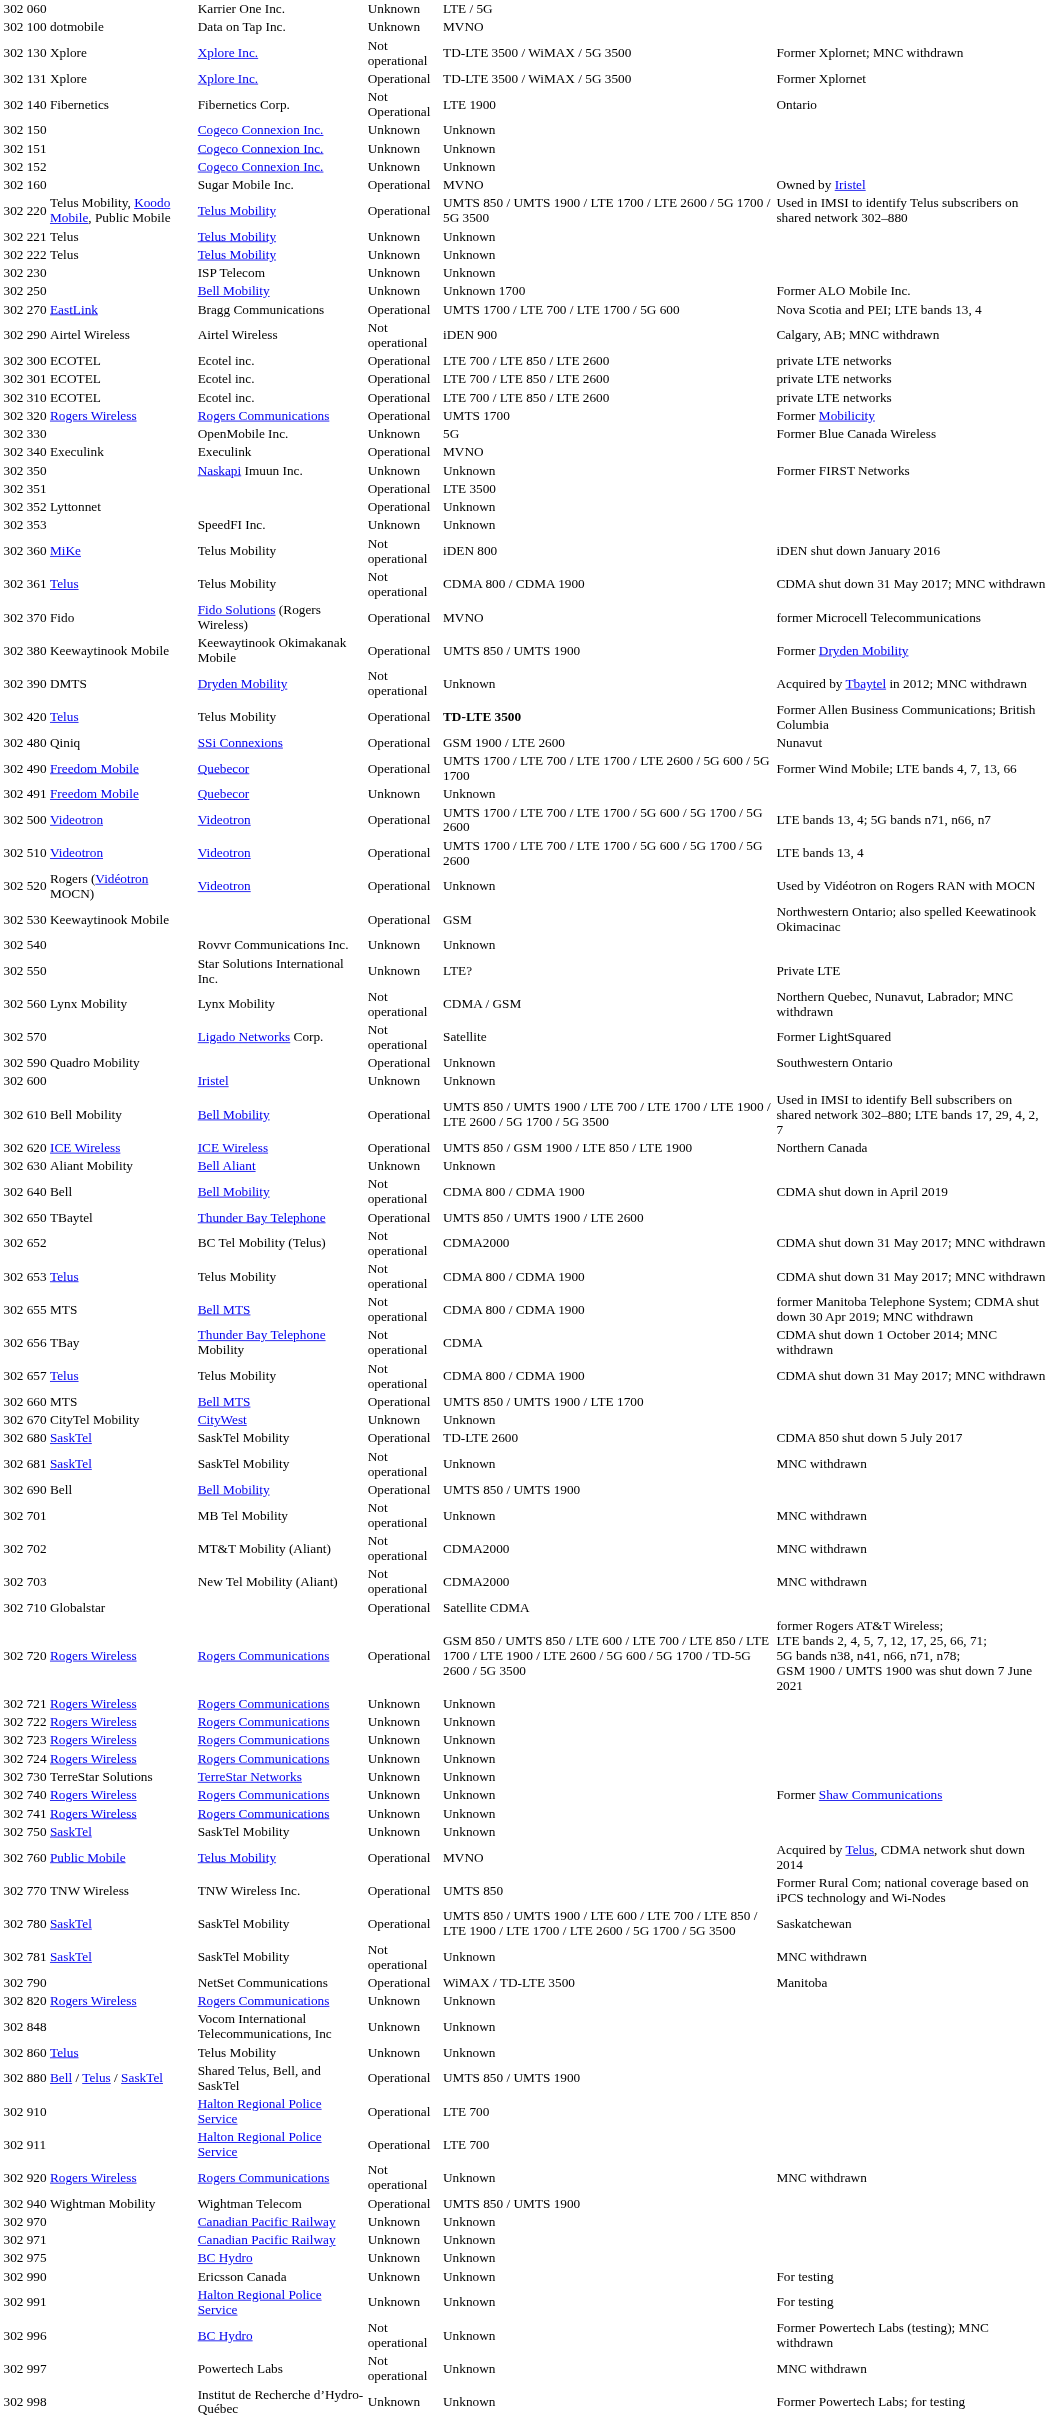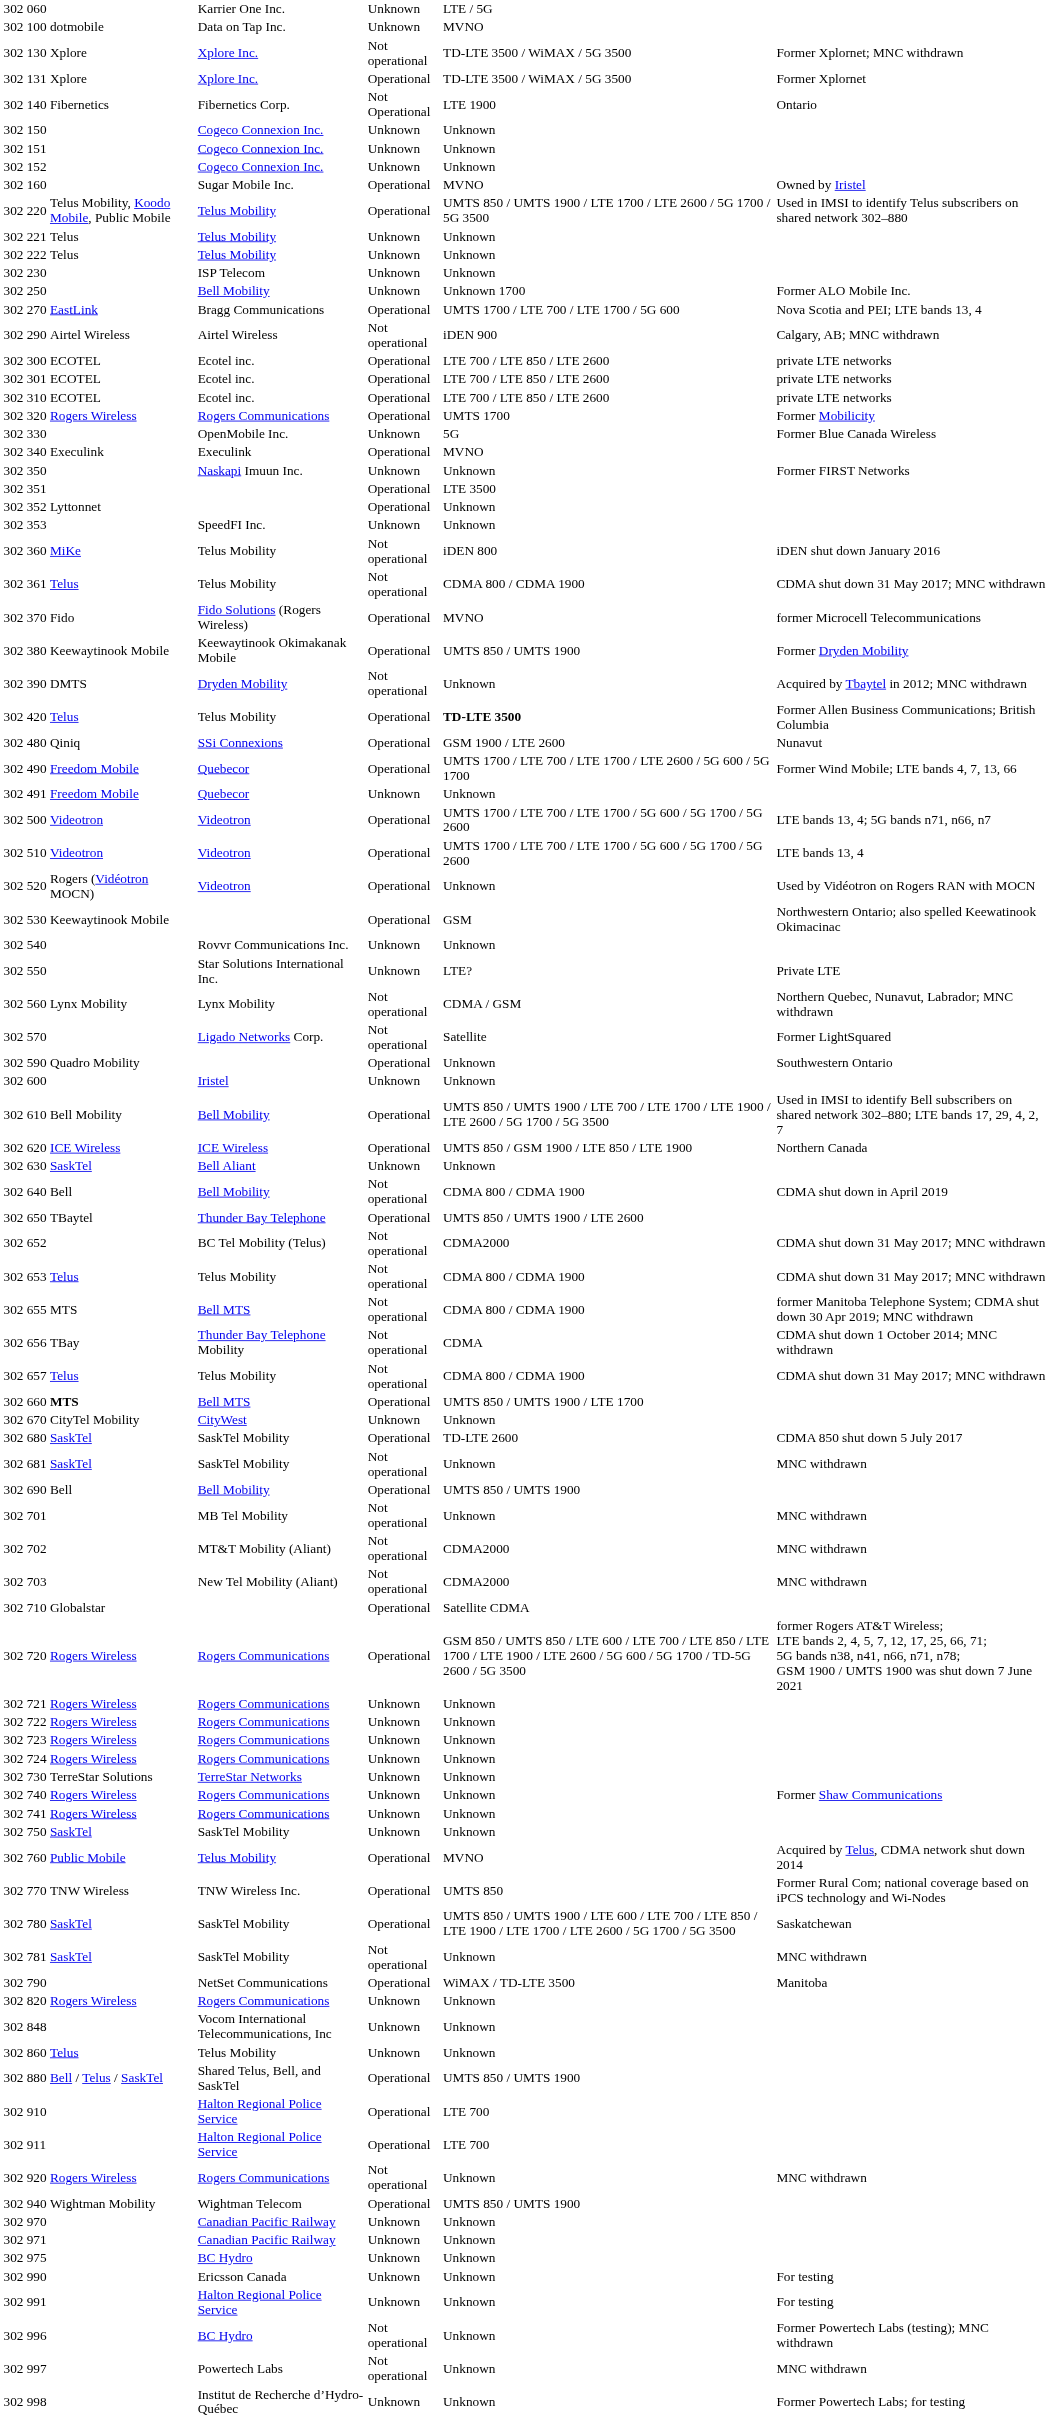(91, 1166) Aliant Mobility -> (71, 1166) SaskTel
(64, 1401) normal -> (64, 1401) bold
